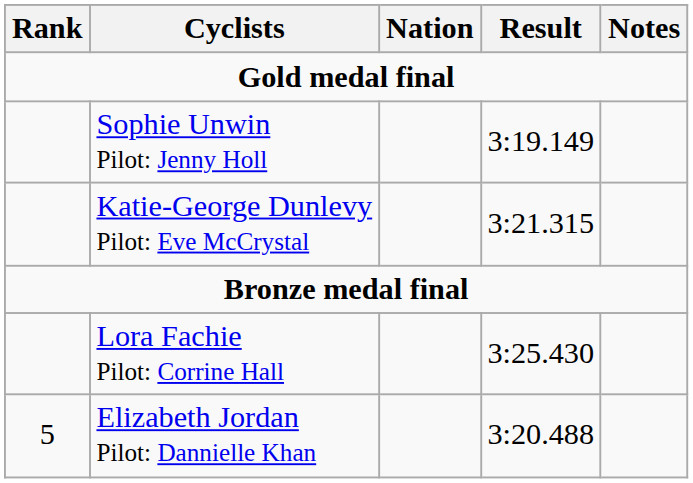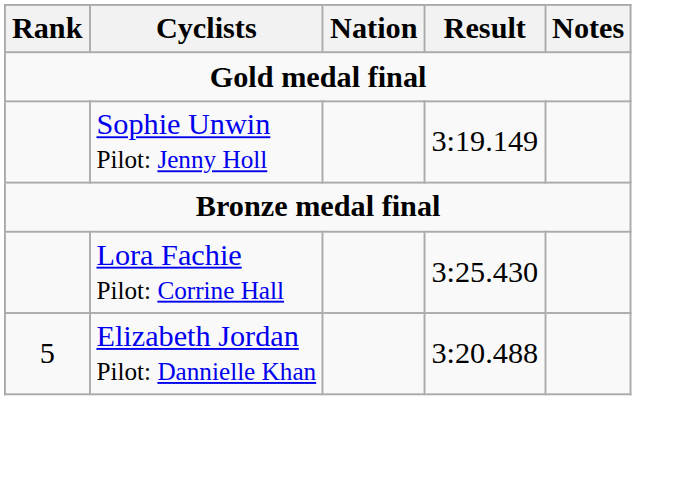- row: (234, 223)
